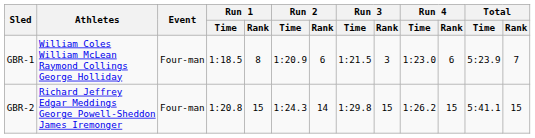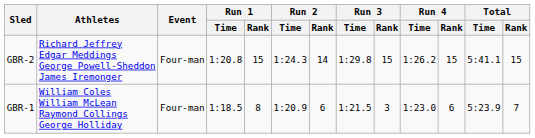rows swapped: (21, 59) <-> (21, 108)
